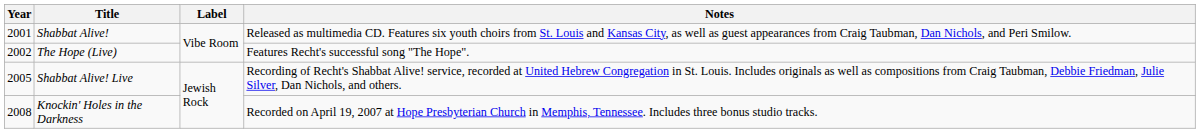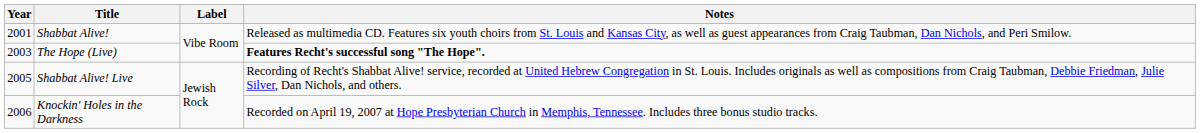(19, 52) 2002 -> (19, 52) 2003
(358, 52) normal -> (366, 52) bold
(19, 111) 2008 -> (19, 111) 2006
